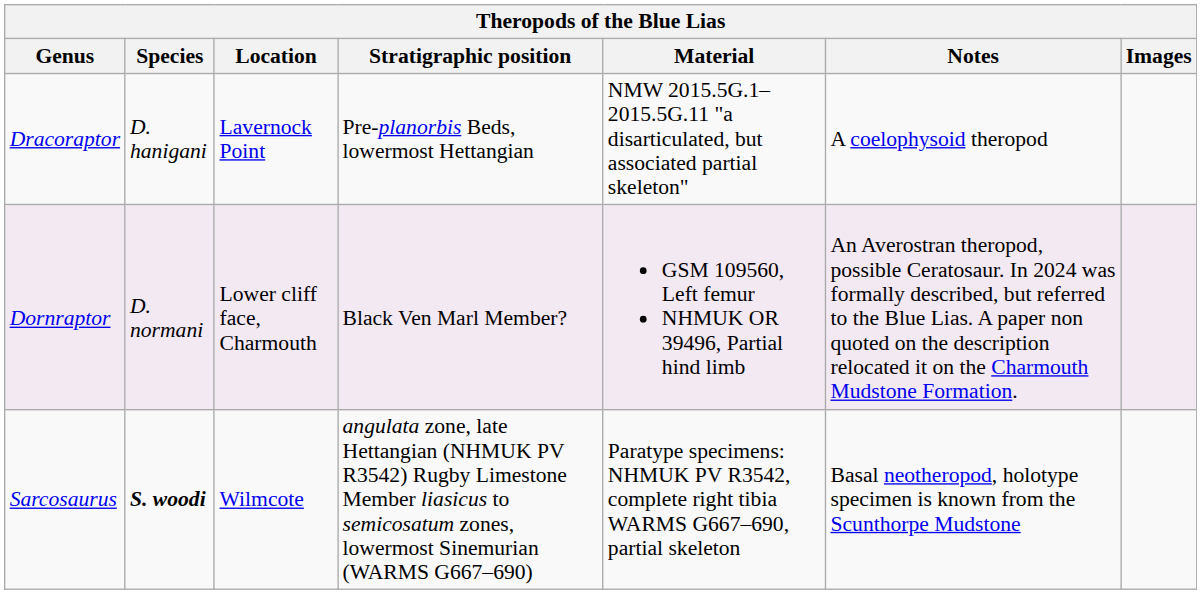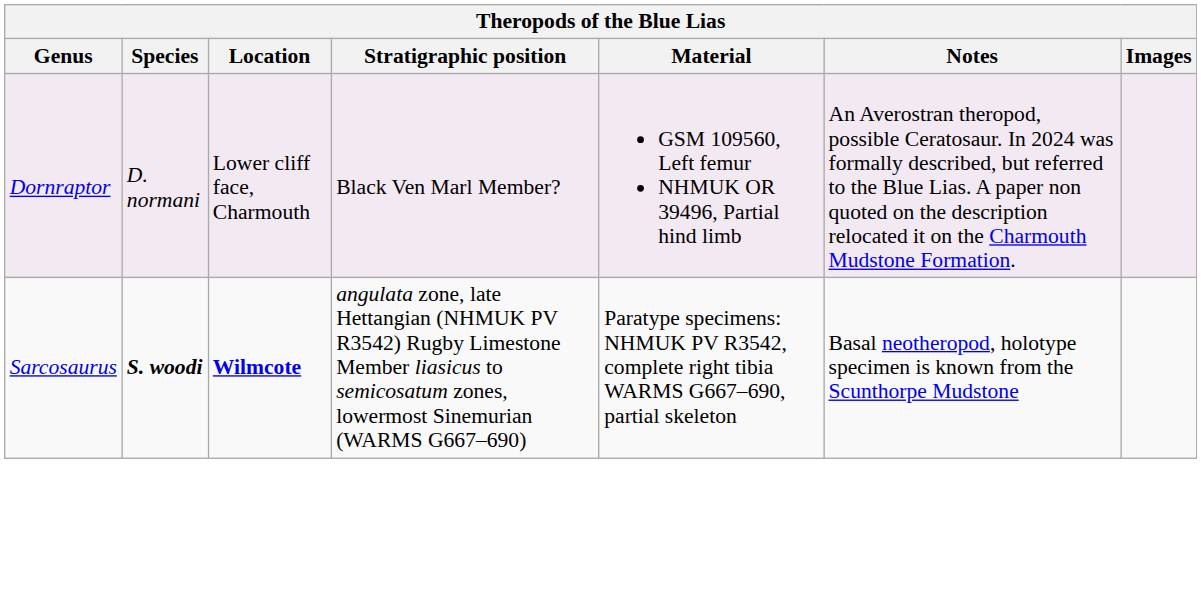- row: (65, 138)
(262, 498) normal -> (257, 367) bold
